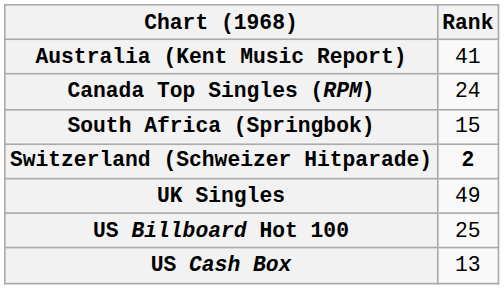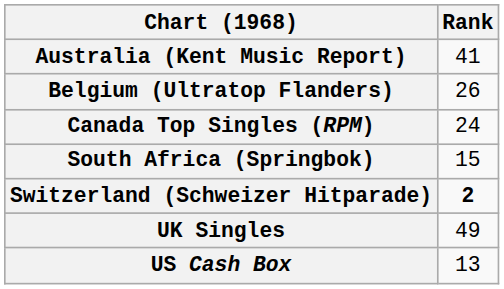+ row: (221, 92)
- row: (221, 231)
